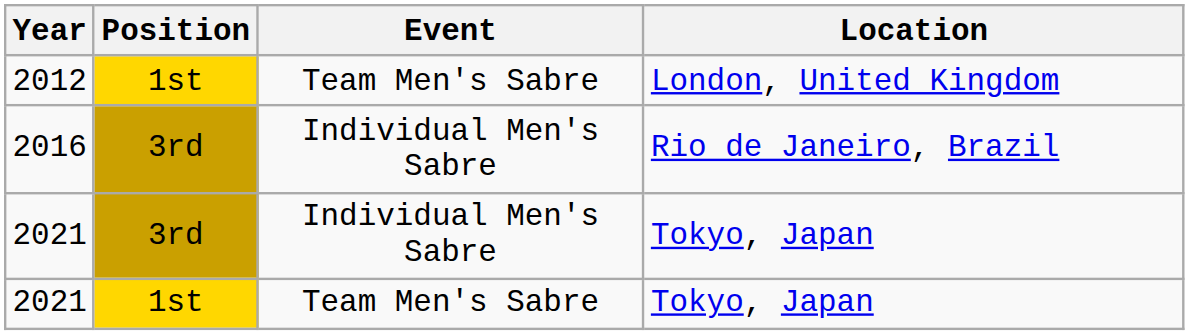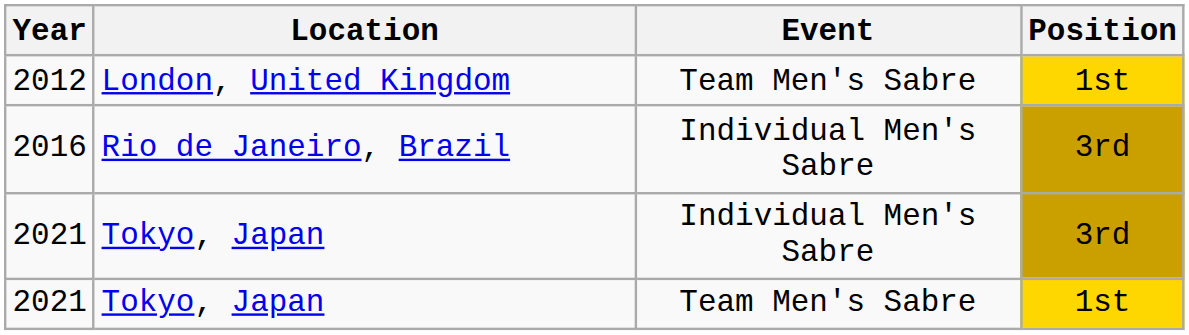columns swapped: (914, 30) <-> (176, 30)
